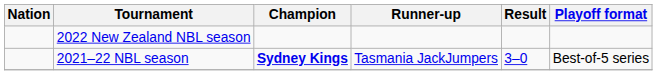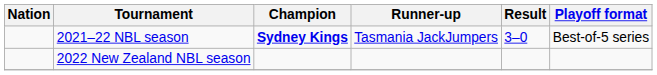rows swapped: (123, 59) <-> (154, 37)
